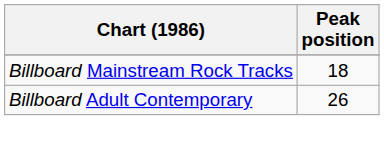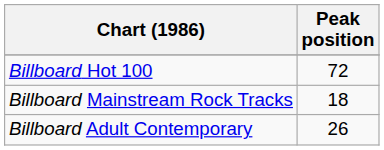+ row: (81, 70)
